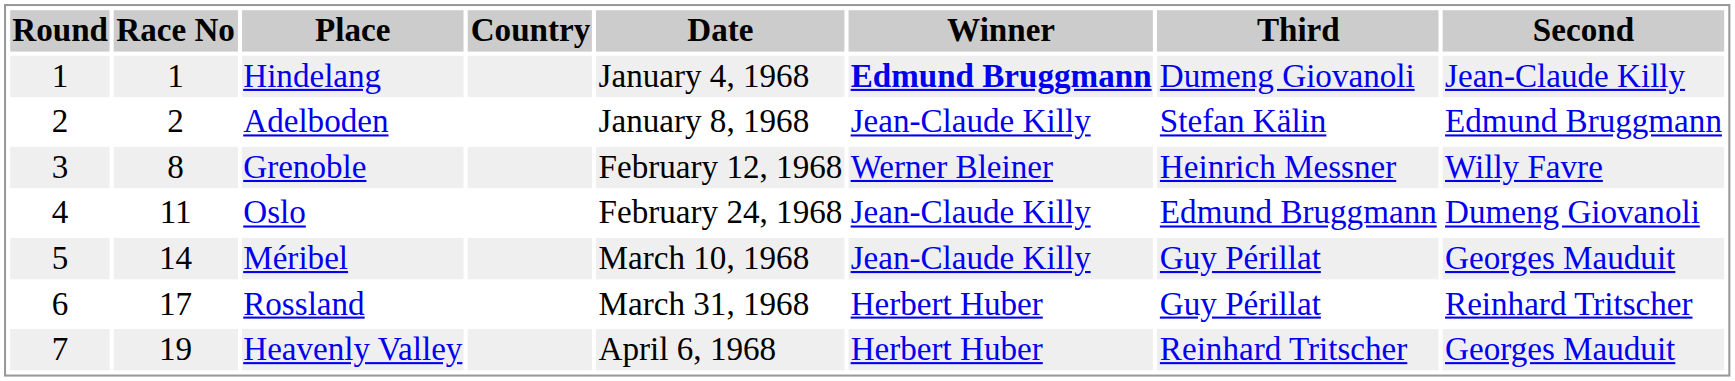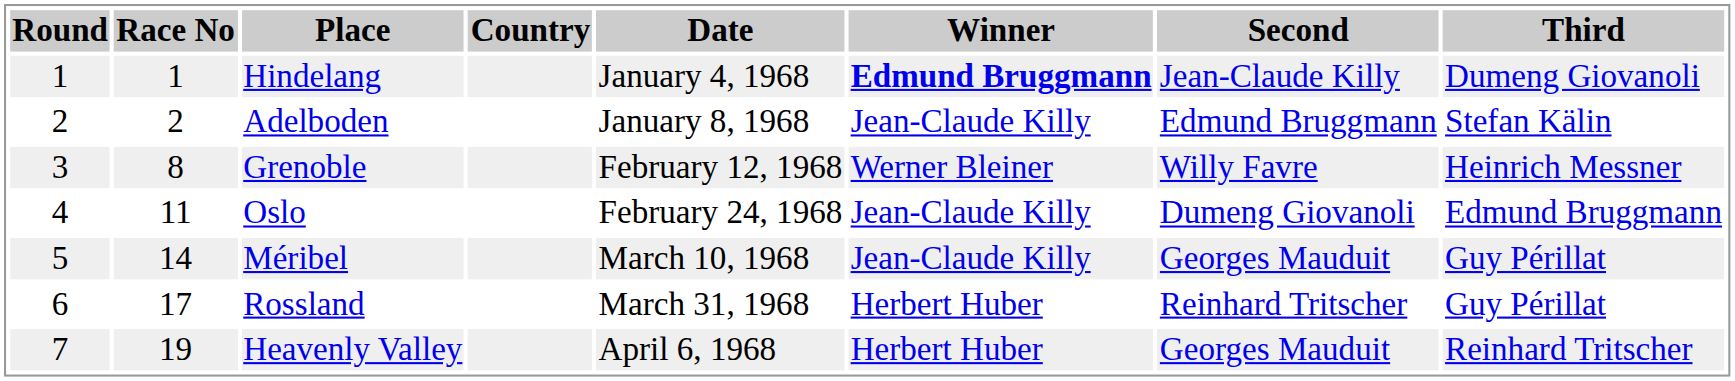columns swapped: (1583, 30) <-> (1298, 30)
